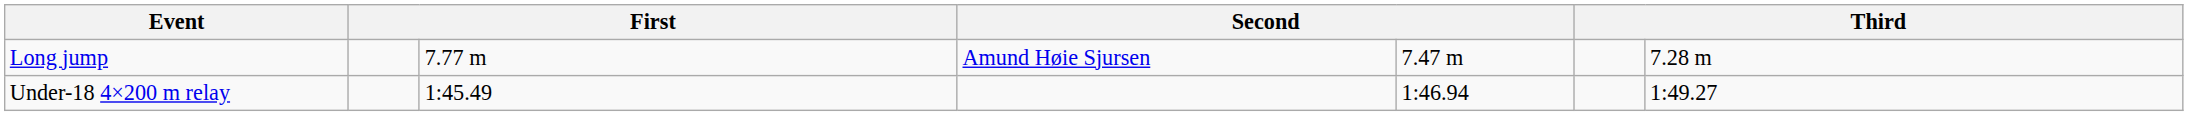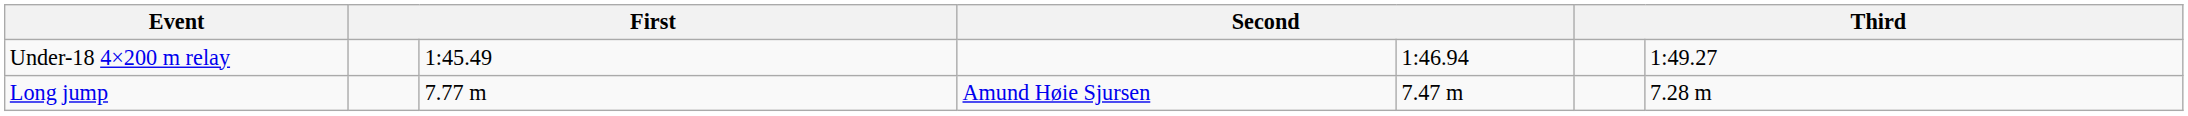rows swapped: (59, 57) <-> (120, 92)
